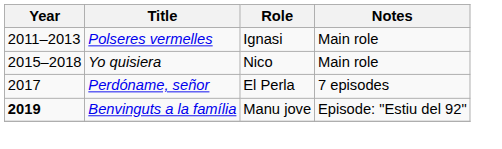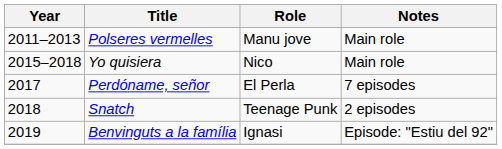(263, 39) Ignasi -> (277, 39) Manu jove
+ row: (111, 109)
(24, 109) bold -> (24, 132) normal
(277, 109) Manu jove -> (263, 132) Ignasi
